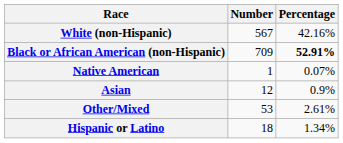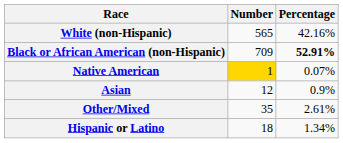(264, 33) 567 -> (264, 33) 565
(270, 71) no background -> (270, 71) gold background
(267, 109) 53 -> (267, 109) 35
